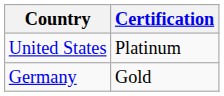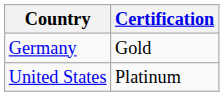rows swapped: (43, 76) <-> (58, 47)
